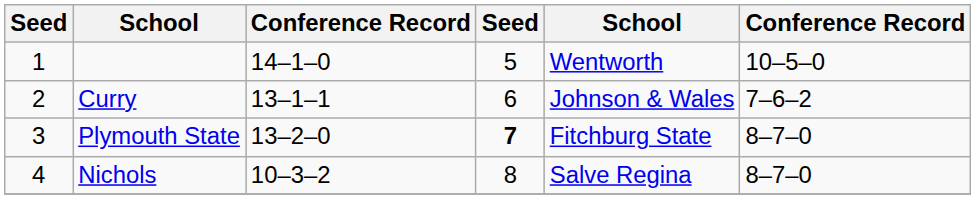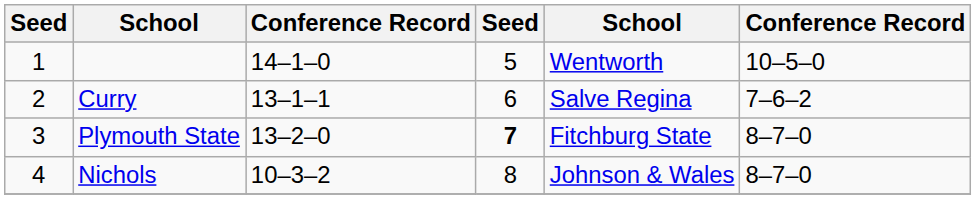(642, 99) Johnson & Wales -> (621, 99) Salve Regina
(621, 174) Salve Regina -> (642, 174) Johnson & Wales
